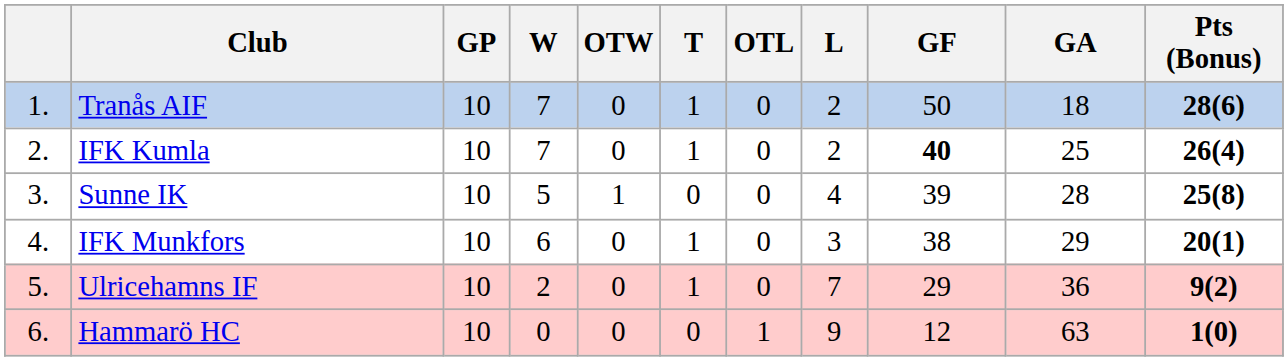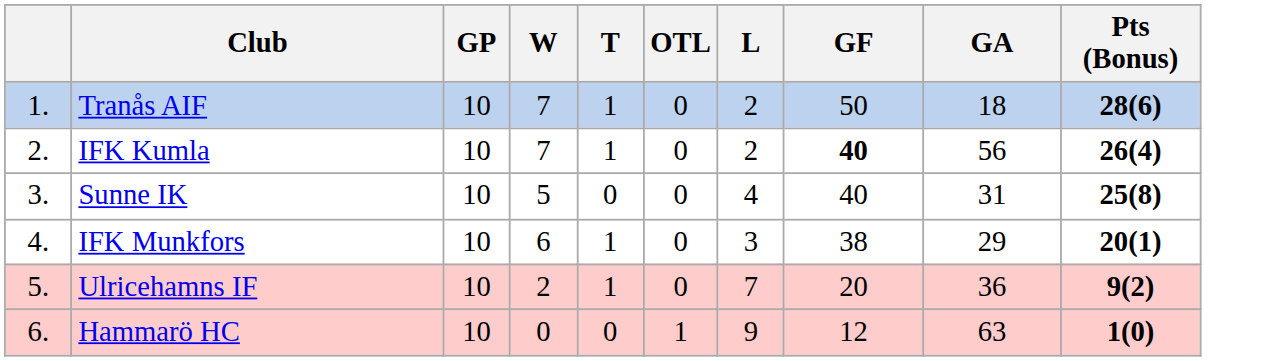- column: (618, 43)
(1075, 150) 25 -> (992, 150) 56
(937, 195) 39 -> (854, 195) 40
(1075, 195) 28 -> (992, 195) 31
(937, 286) 29 -> (854, 286) 20
